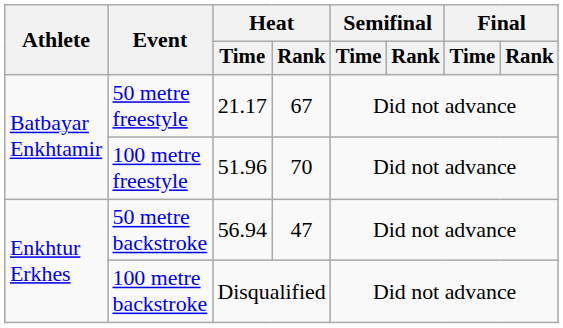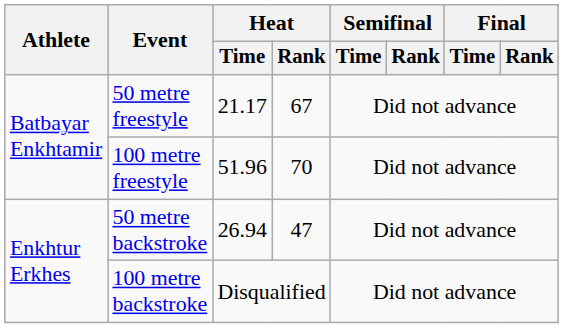(242, 229) 56.94 -> (242, 229) 26.94
